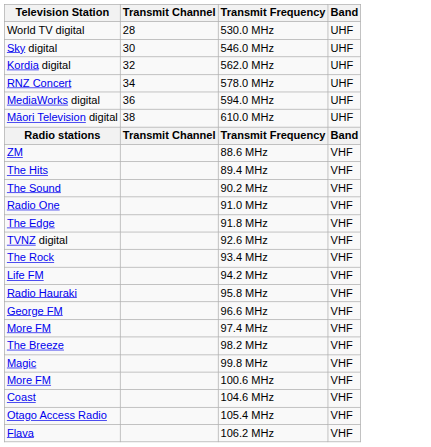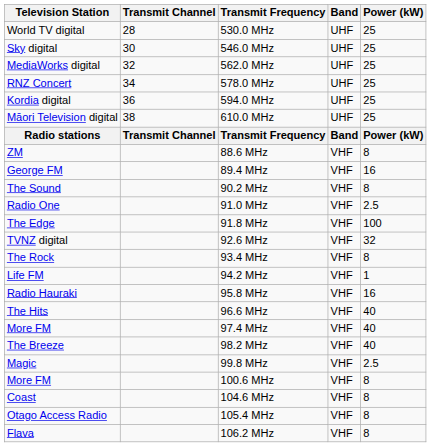+ column: (393, 13)
(39, 65) Kordia digital -> (53, 65) MediaWorks digital
(53, 100) MediaWorks digital -> (39, 100) Kordia digital
(27, 170) The Hits -> (35, 170) George FM
(35, 310) George FM -> (27, 310) The Hits
